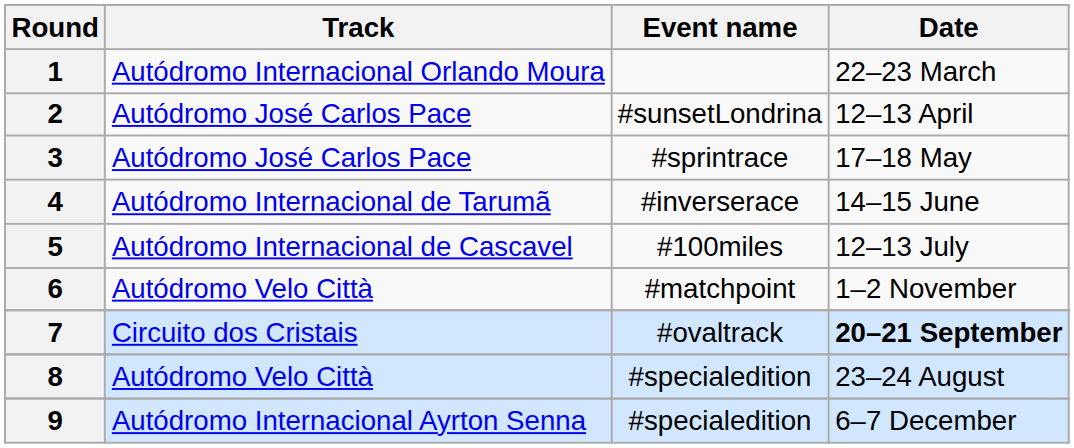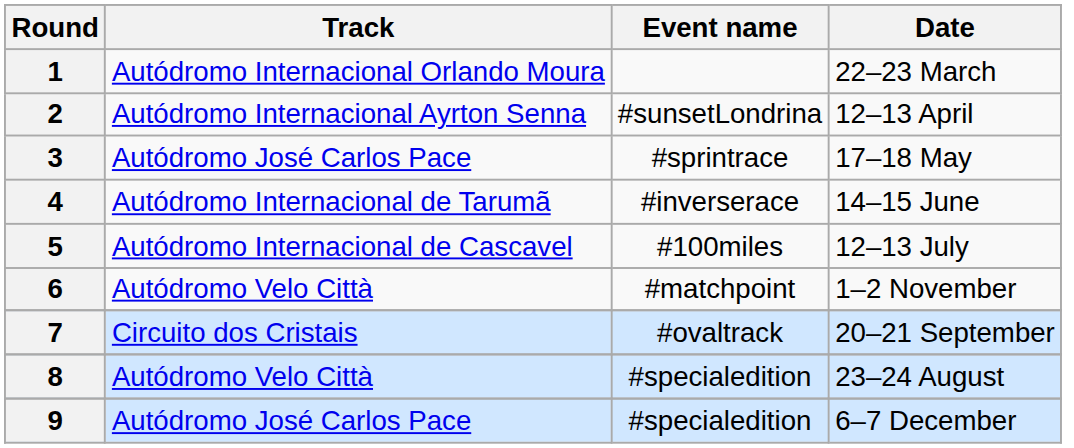(292, 115) Autódromo José Carlos Pace -> (349, 115) Autódromo Internacional Ayrton Senna
(949, 333) bold -> (945, 333) normal
(349, 420) Autódromo Internacional Ayrton Senna -> (292, 420) Autódromo José Carlos Pace
